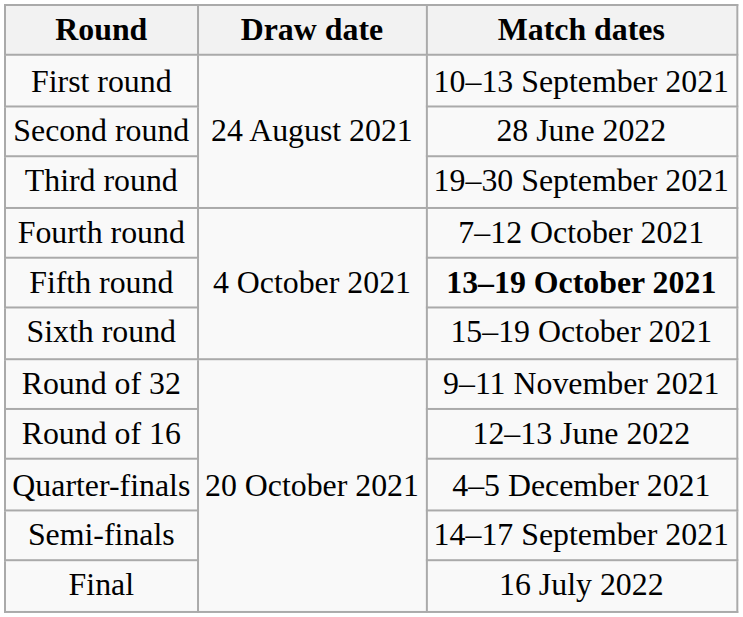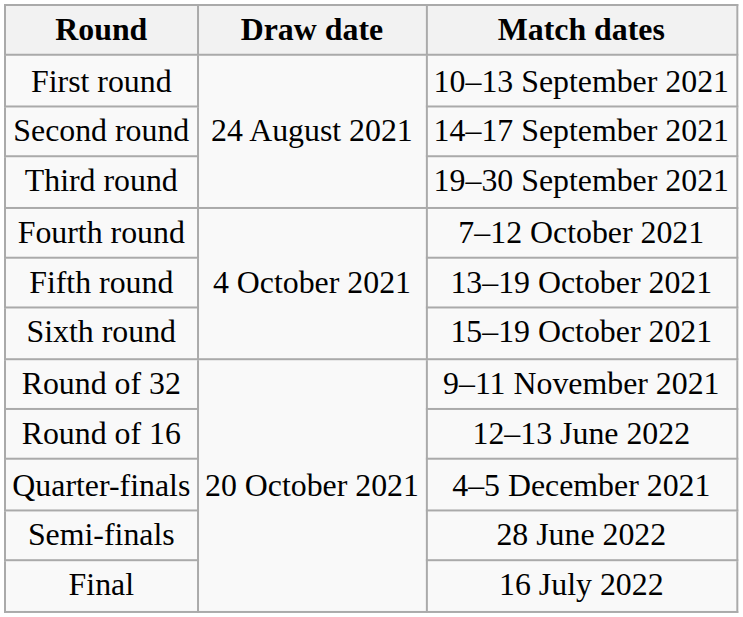(581, 130) 28 June 2022 -> (581, 130) 14–17 September 2021
(581, 282) bold -> (581, 282) normal
(581, 534) 14–17 September 2021 -> (581, 534) 28 June 2022
